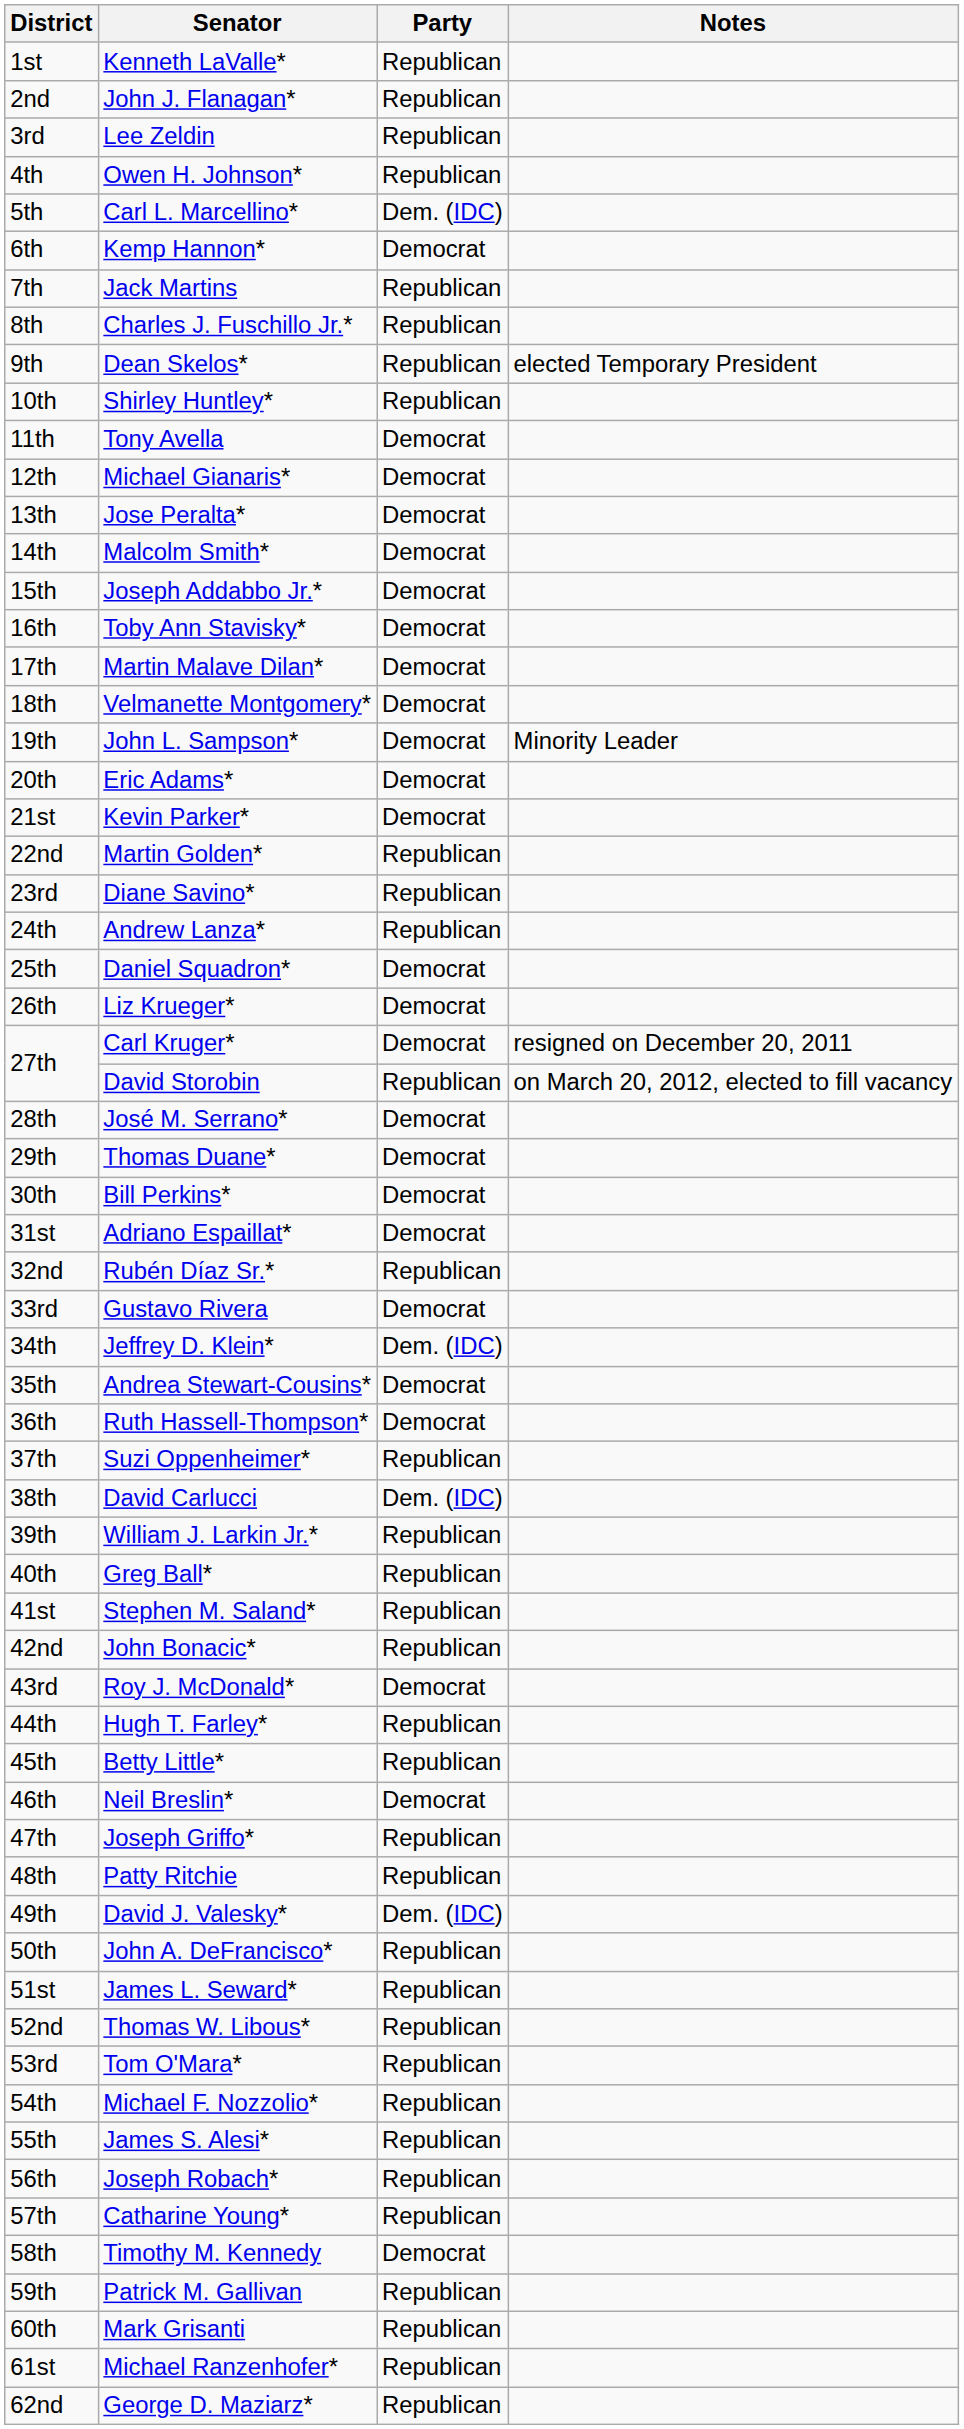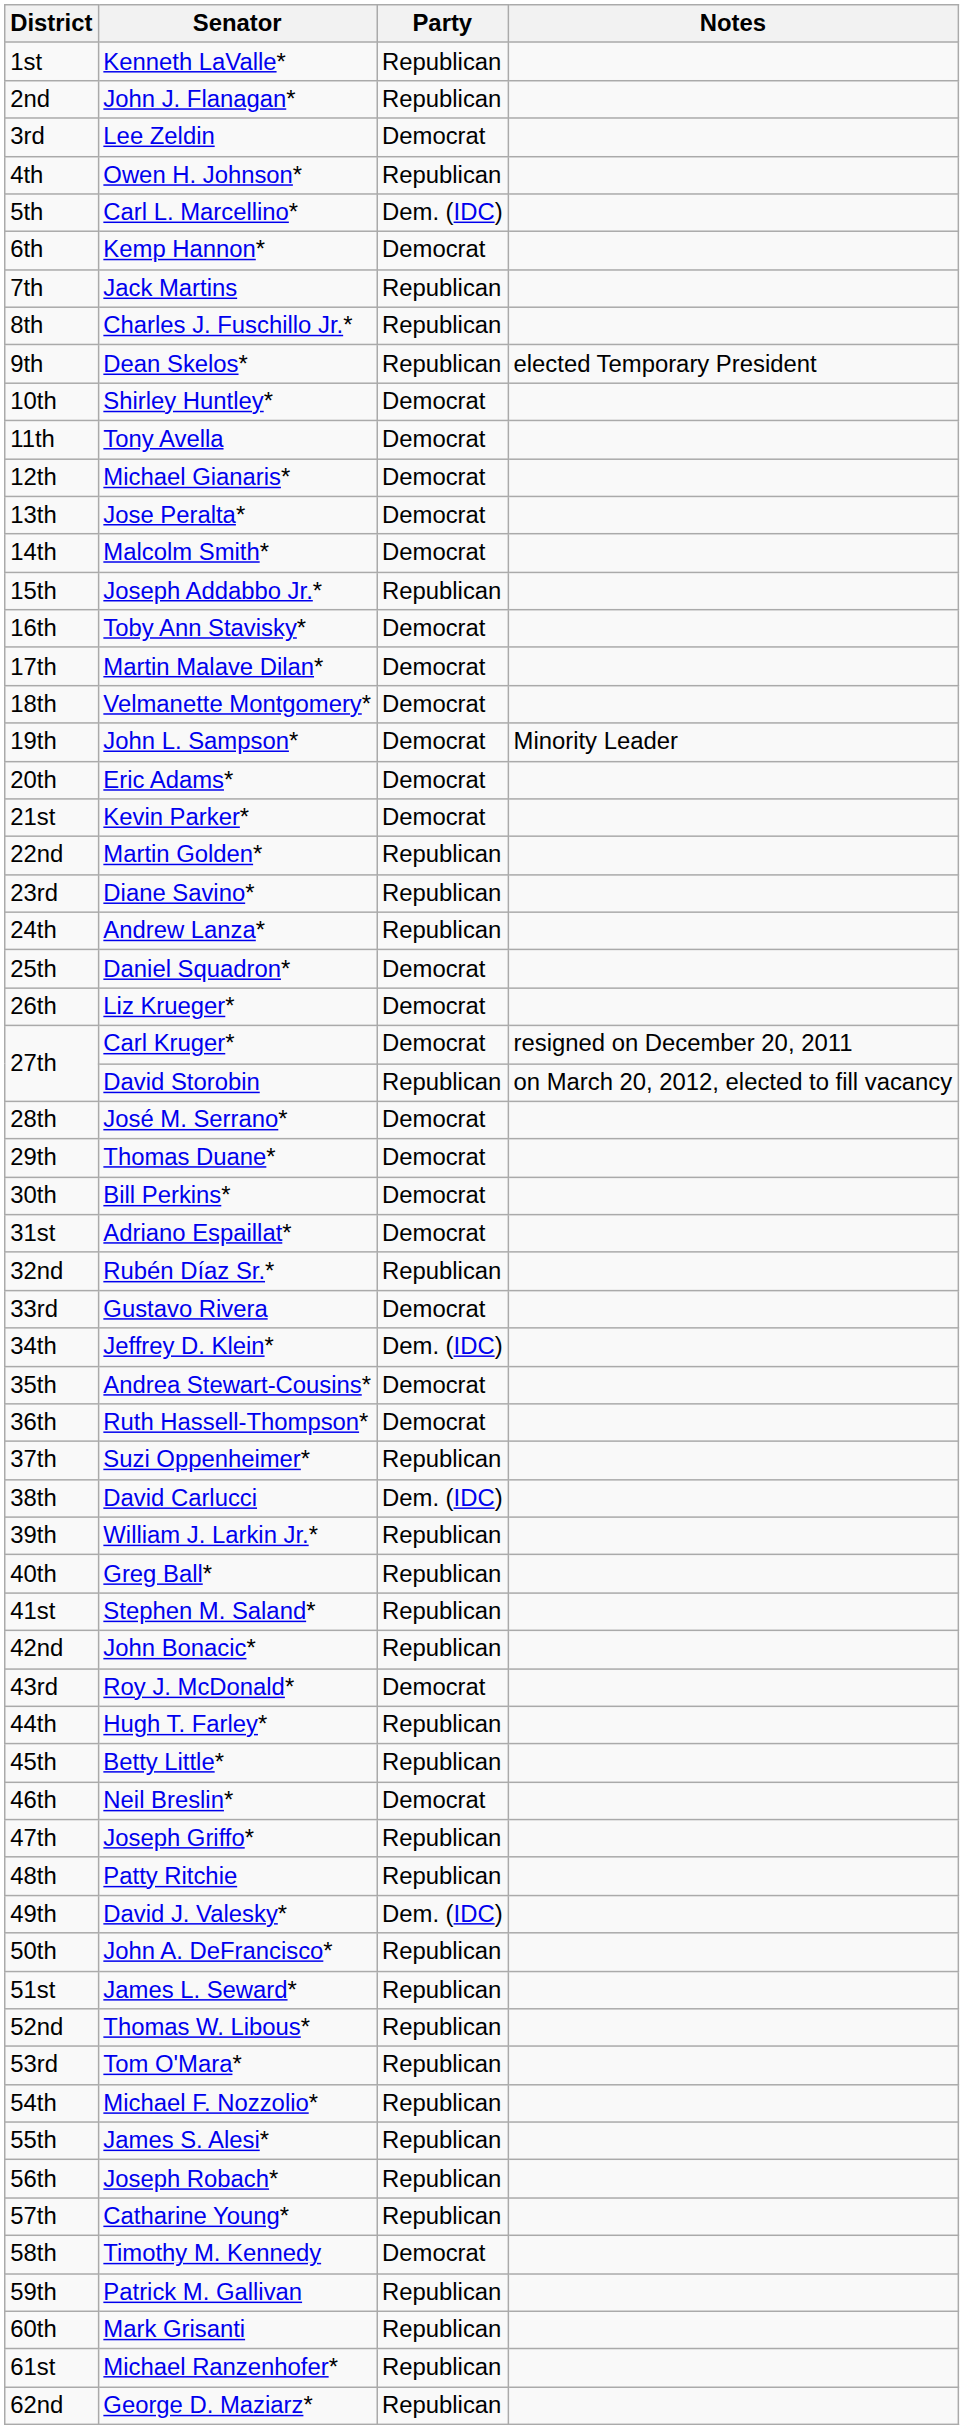(442, 136) Republican -> (434, 136) Democrat
(442, 401) Republican -> (434, 401) Democrat
(434, 590) Democrat -> (442, 590) Republican
